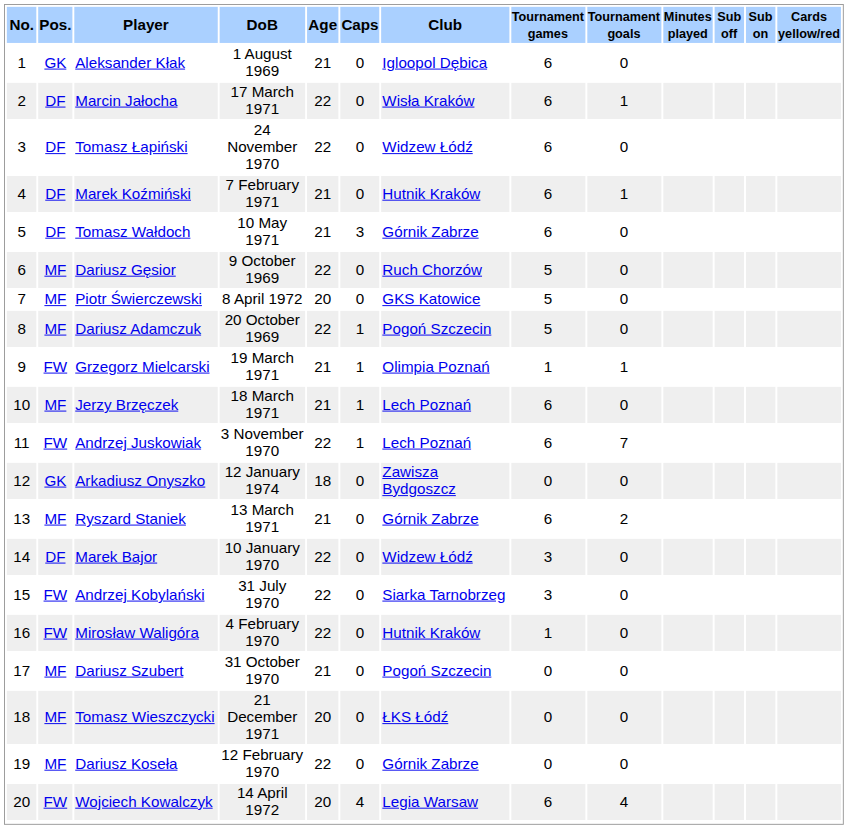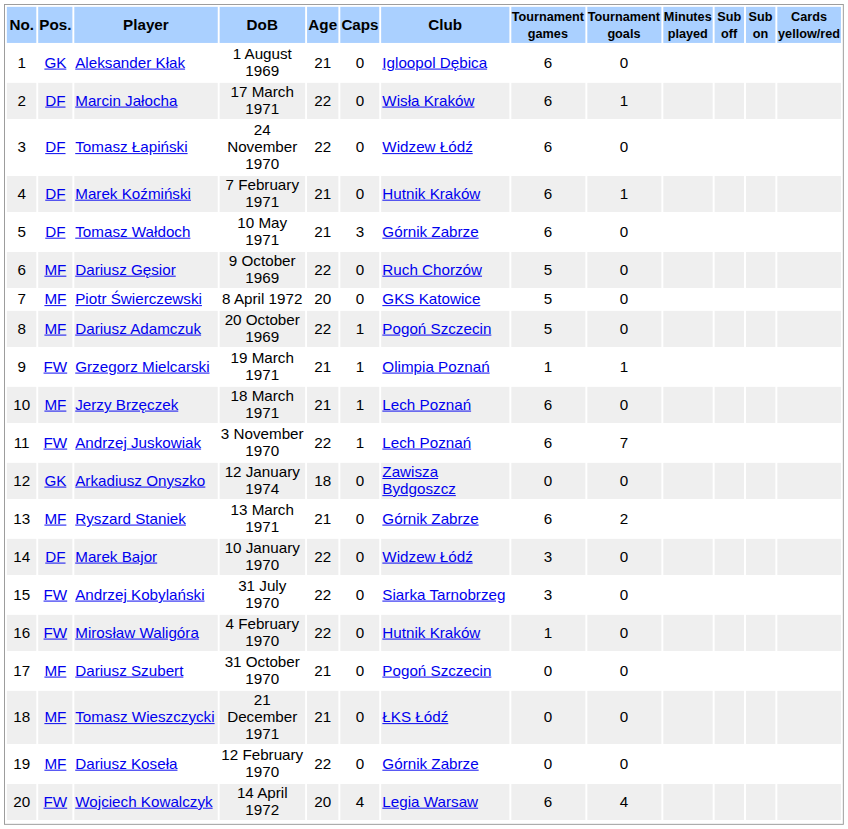(323, 717) 20 -> (323, 717) 21
